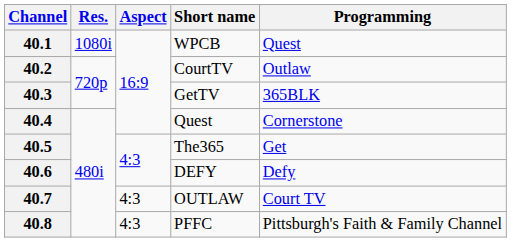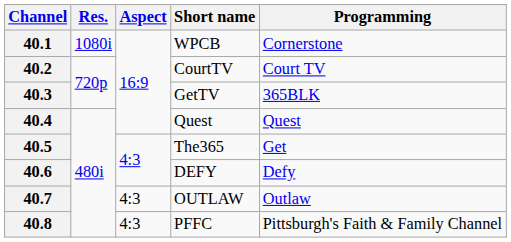(282, 43) Quest -> (303, 43) Cornerstone
(287, 69) Outlaw -> (294, 69) Court TV
(303, 120) Cornerstone -> (282, 120) Quest
(294, 198) Court TV -> (287, 198) Outlaw
